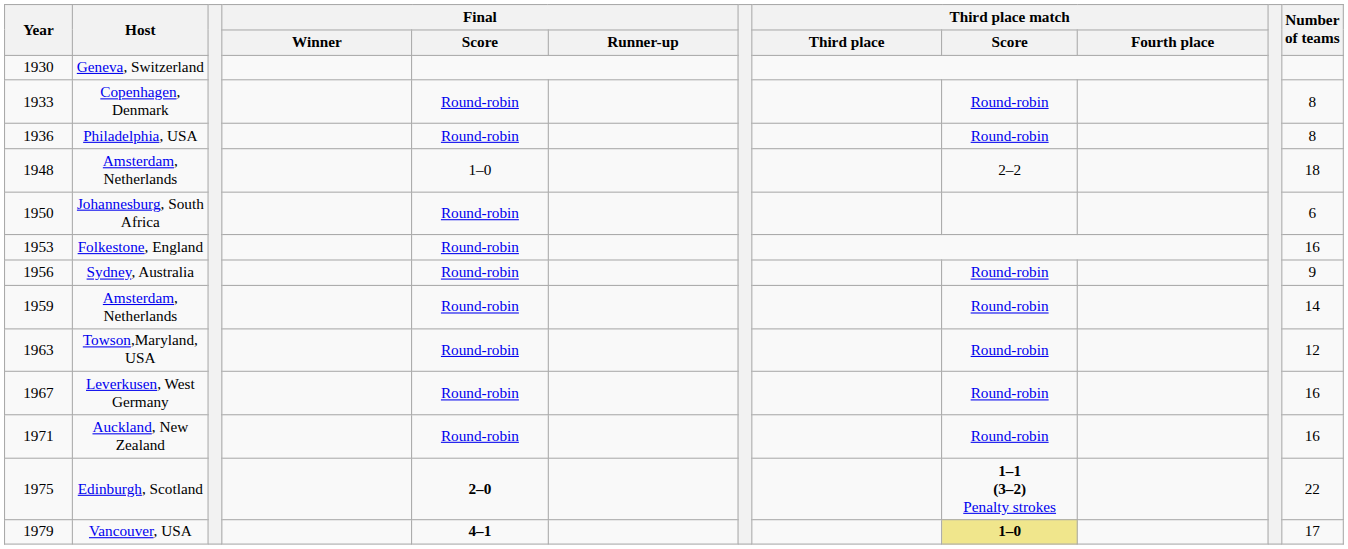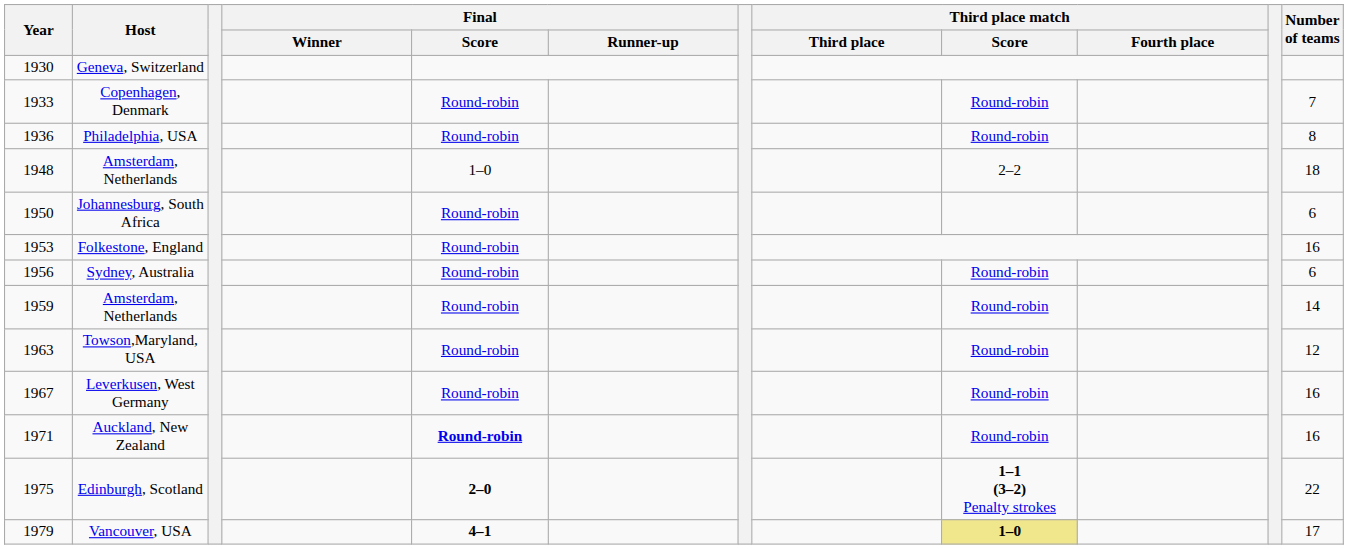(1312, 102) 8 -> (1312, 102) 7
(1312, 272) 9 -> (1312, 272) 6
(480, 436) normal -> (480, 436) bold
